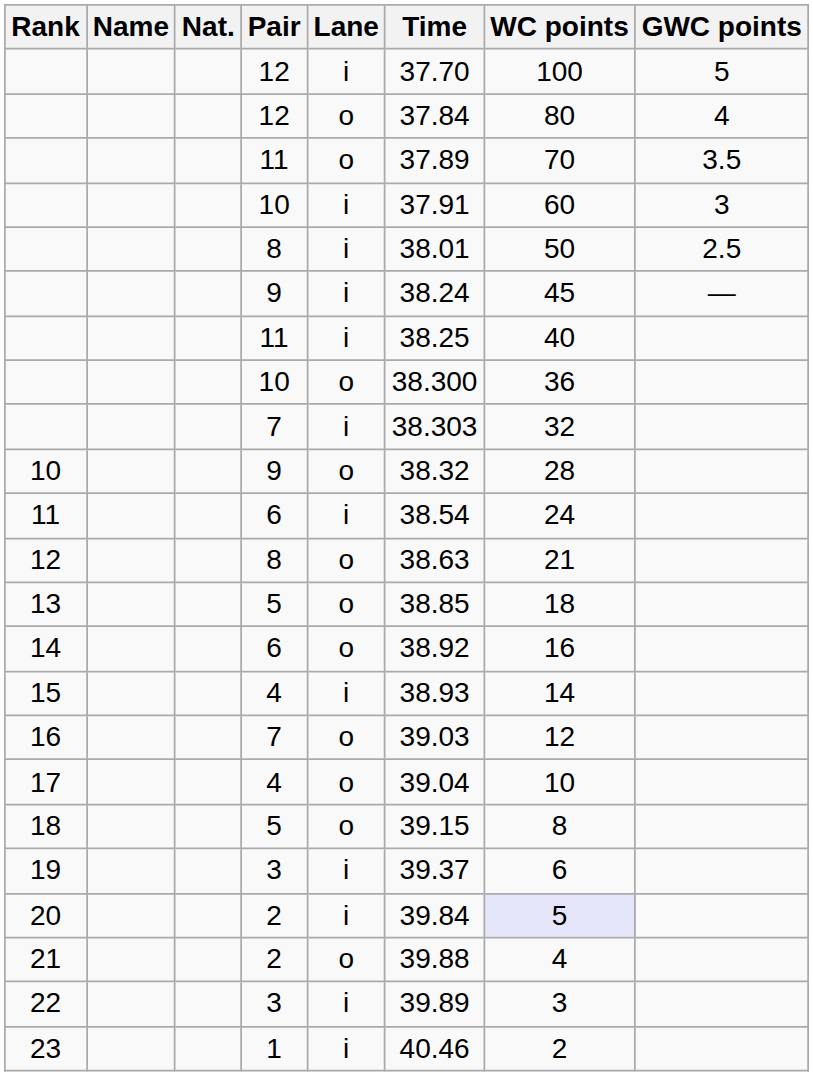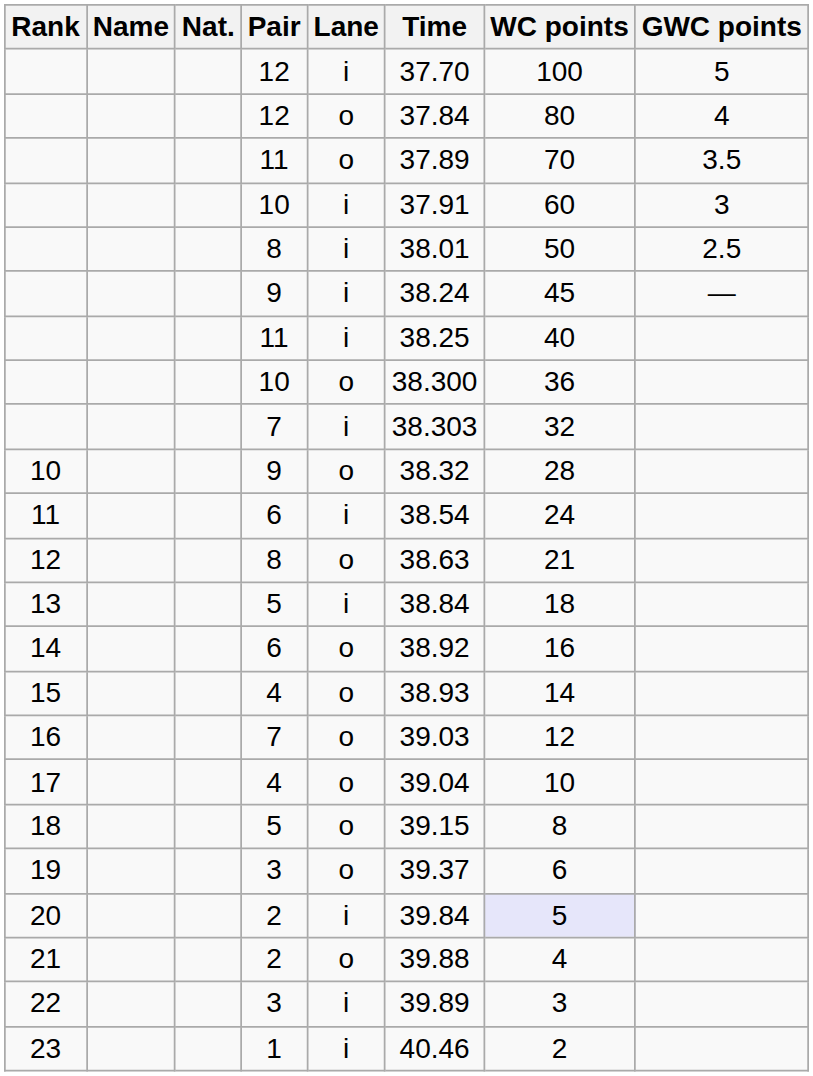(346, 603) o -> (346, 603) i
(435, 603) 38.85 -> (435, 603) 38.84
(346, 692) i -> (346, 692) o
(346, 870) i -> (346, 870) o
